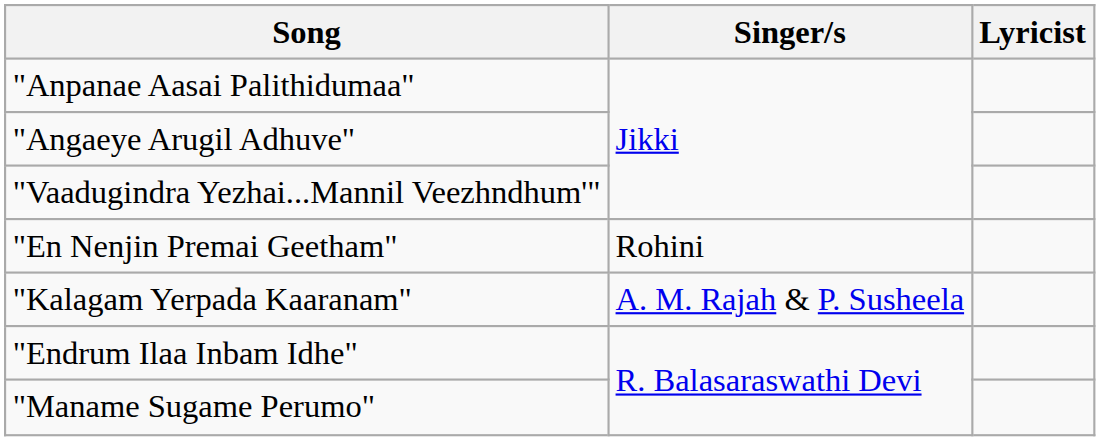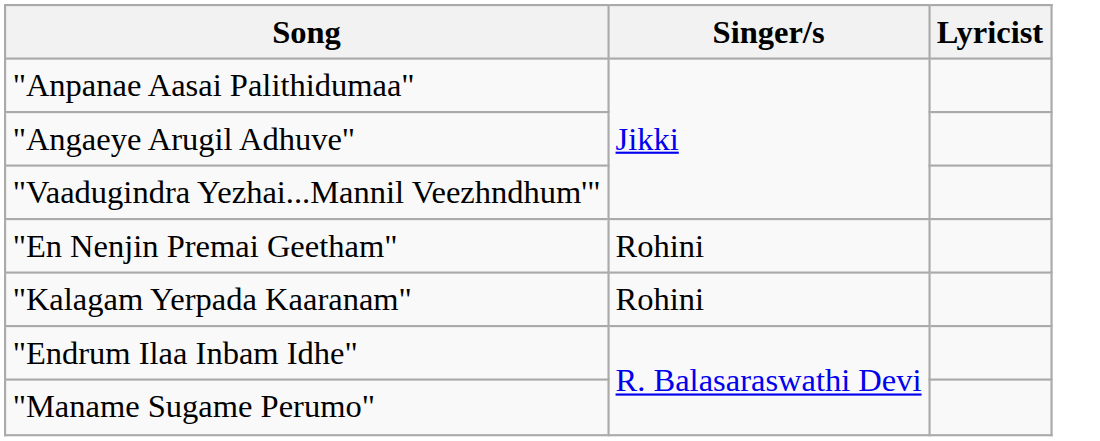(790, 299) A. M. Rajah & P. Susheela -> (660, 299) Rohini
